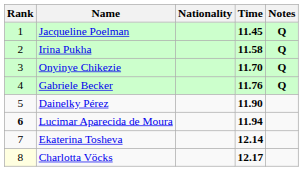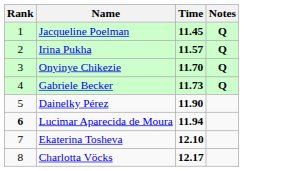- column: (205, 13)
(250, 49) 11.58 -> (191, 49) 11.57
(250, 85) 11.76 -> (191, 85) 11.73
(250, 139) 12.14 -> (191, 139) 12.10
(20, 157) lightyellow background -> (20, 157) no background
